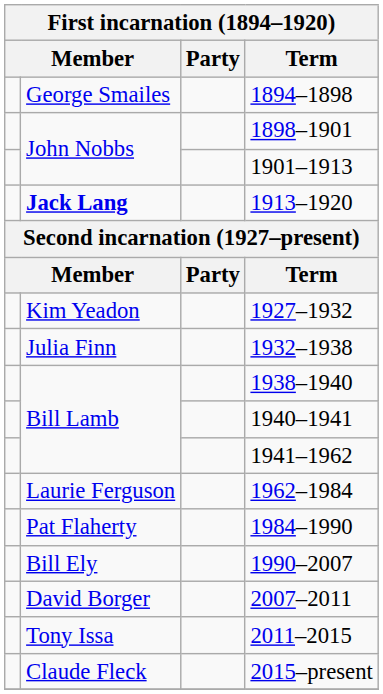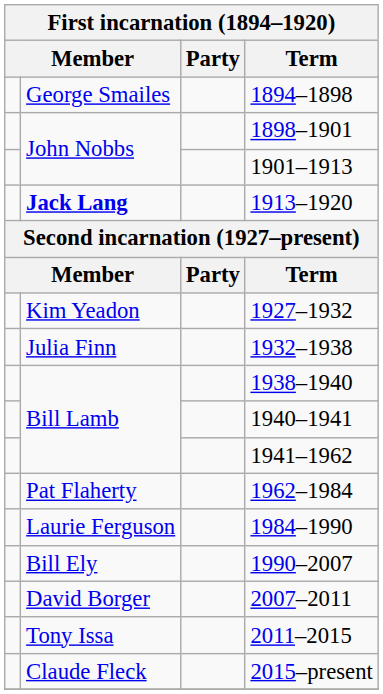(101, 490) Laurie Ferguson -> (81, 490) Pat Flaherty
(81, 526) Pat Flaherty -> (101, 526) Laurie Ferguson
